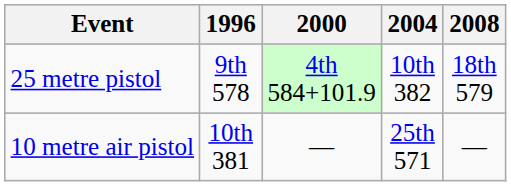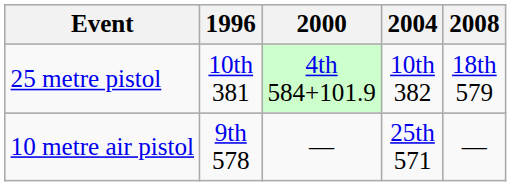(231, 78) 9th 578 -> (231, 78) 10th 381
(231, 146) 10th 381 -> (231, 146) 9th 578
